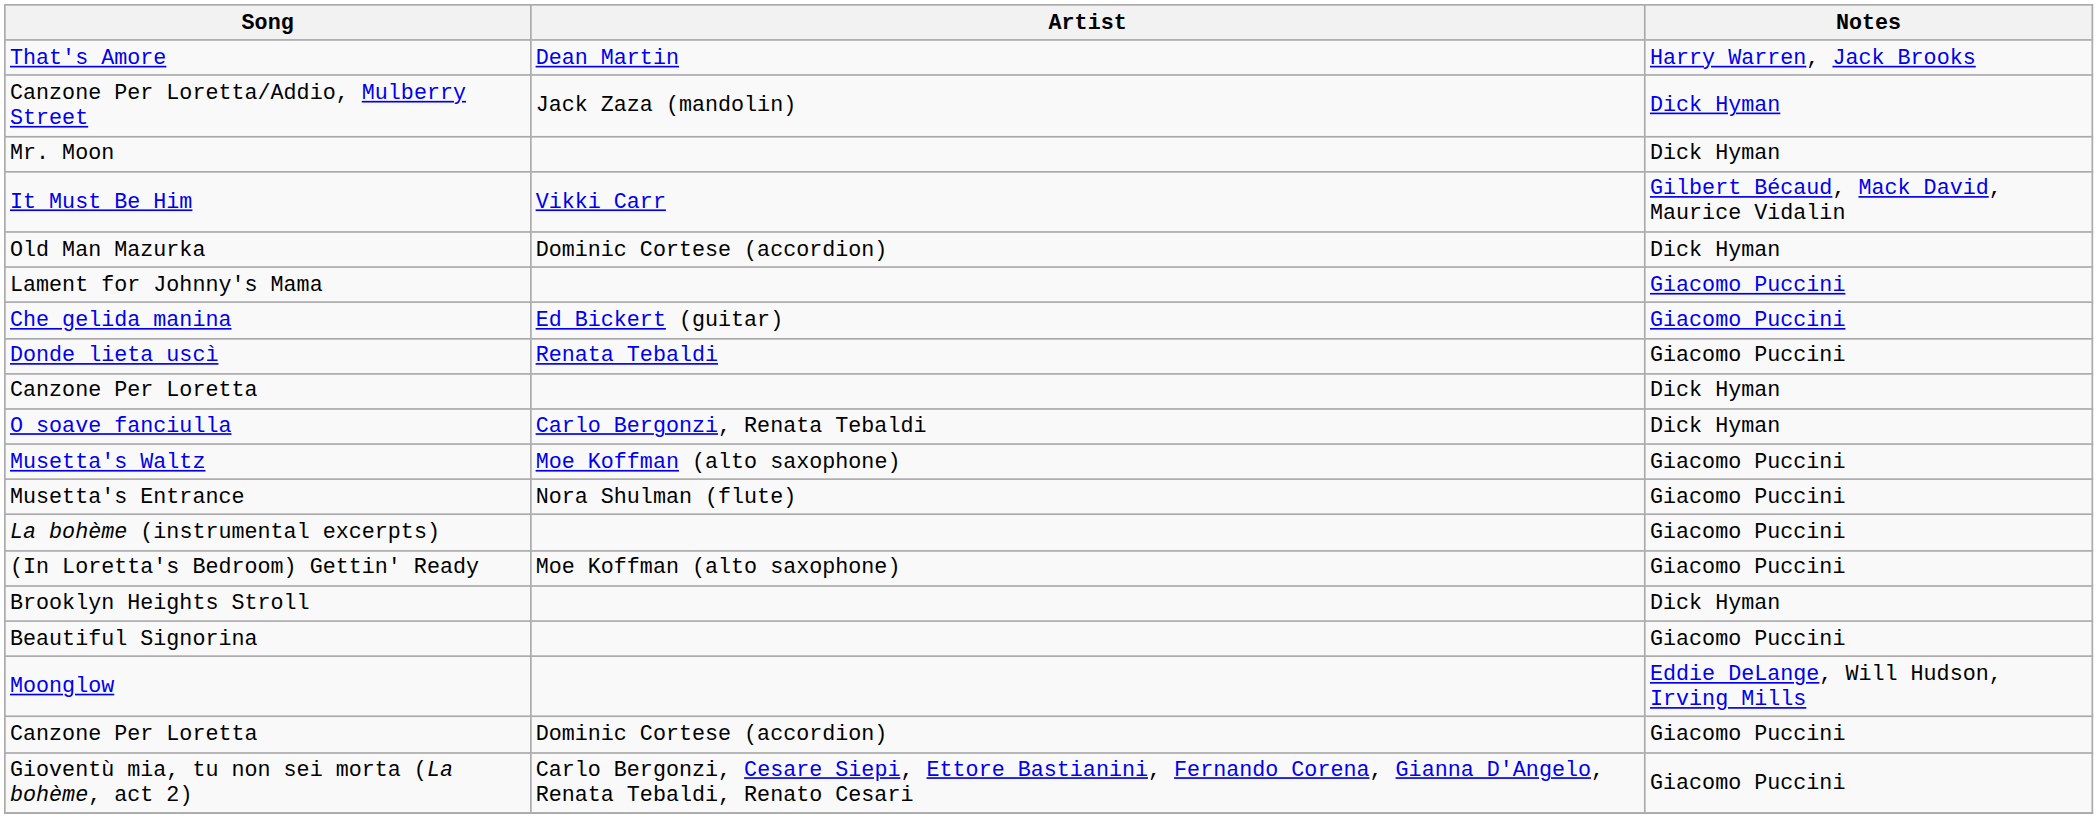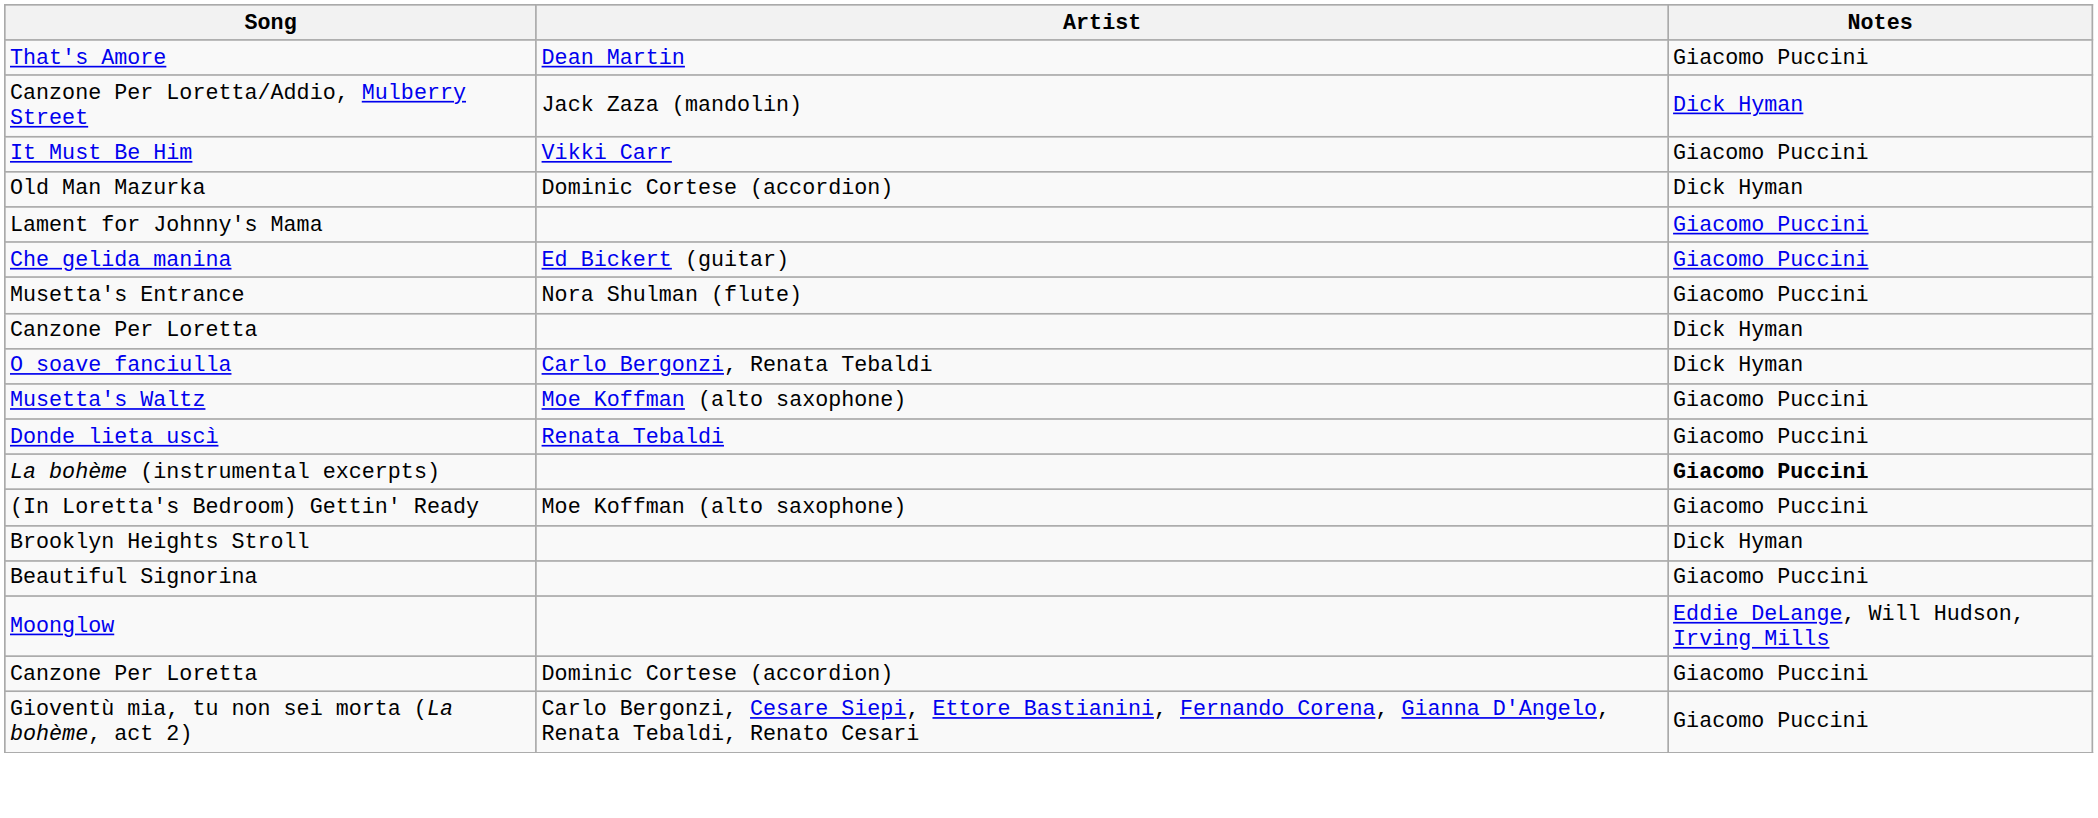(1813, 58) Harry Warren, Jack Brooks -> (1771, 58) Giacomo Puccini
- row: (62, 154)
(1826, 202) Gilbert Bécaud, Mack David, Maurice Vidalin -> (1771, 154) Giacomo Puccini
rows swapped: (114, 356) <-> (127, 497)
(1748, 533) normal -> (1771, 472) bold
